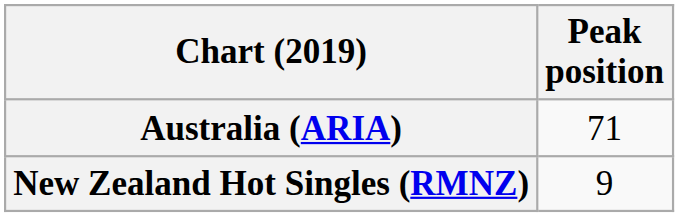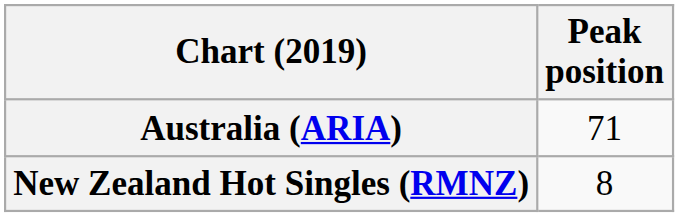(605, 182) 9 -> (605, 182) 8
